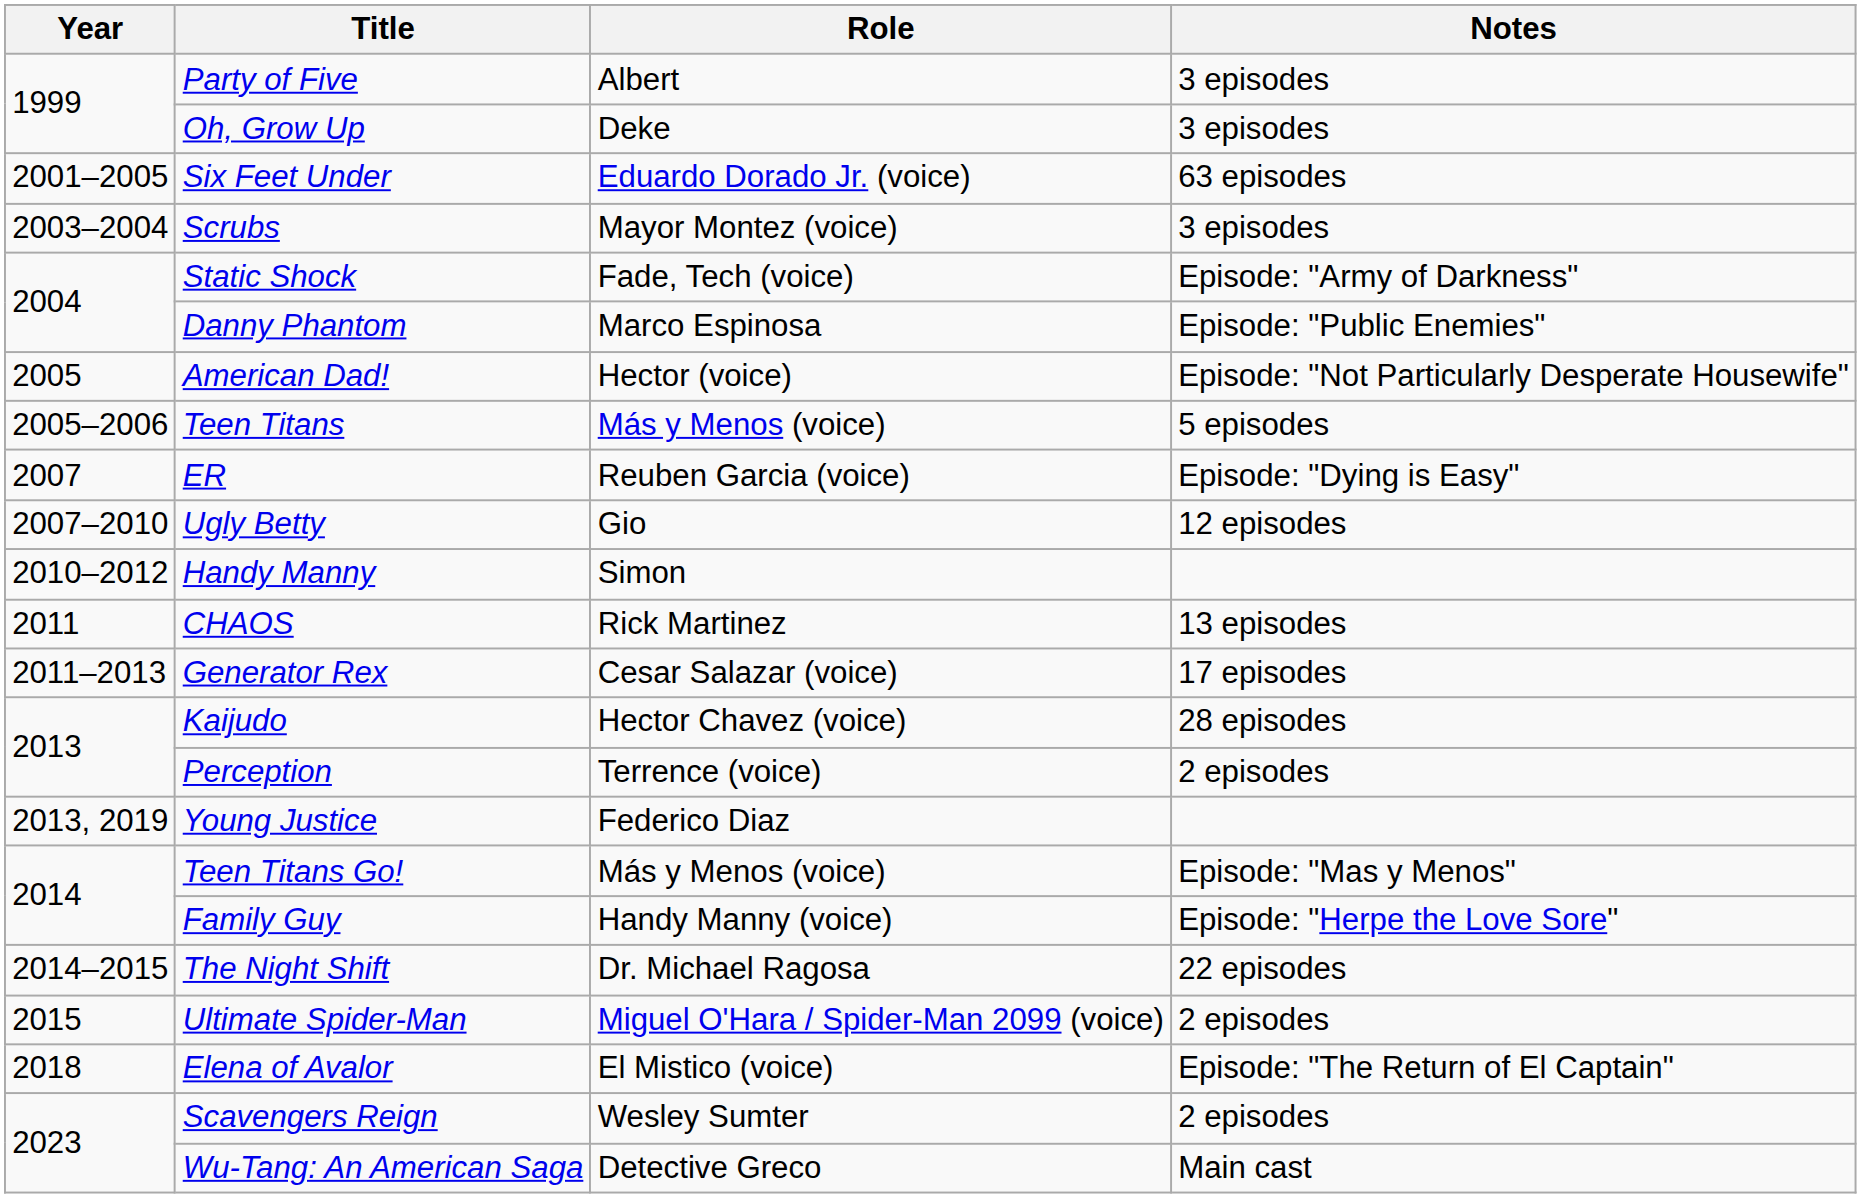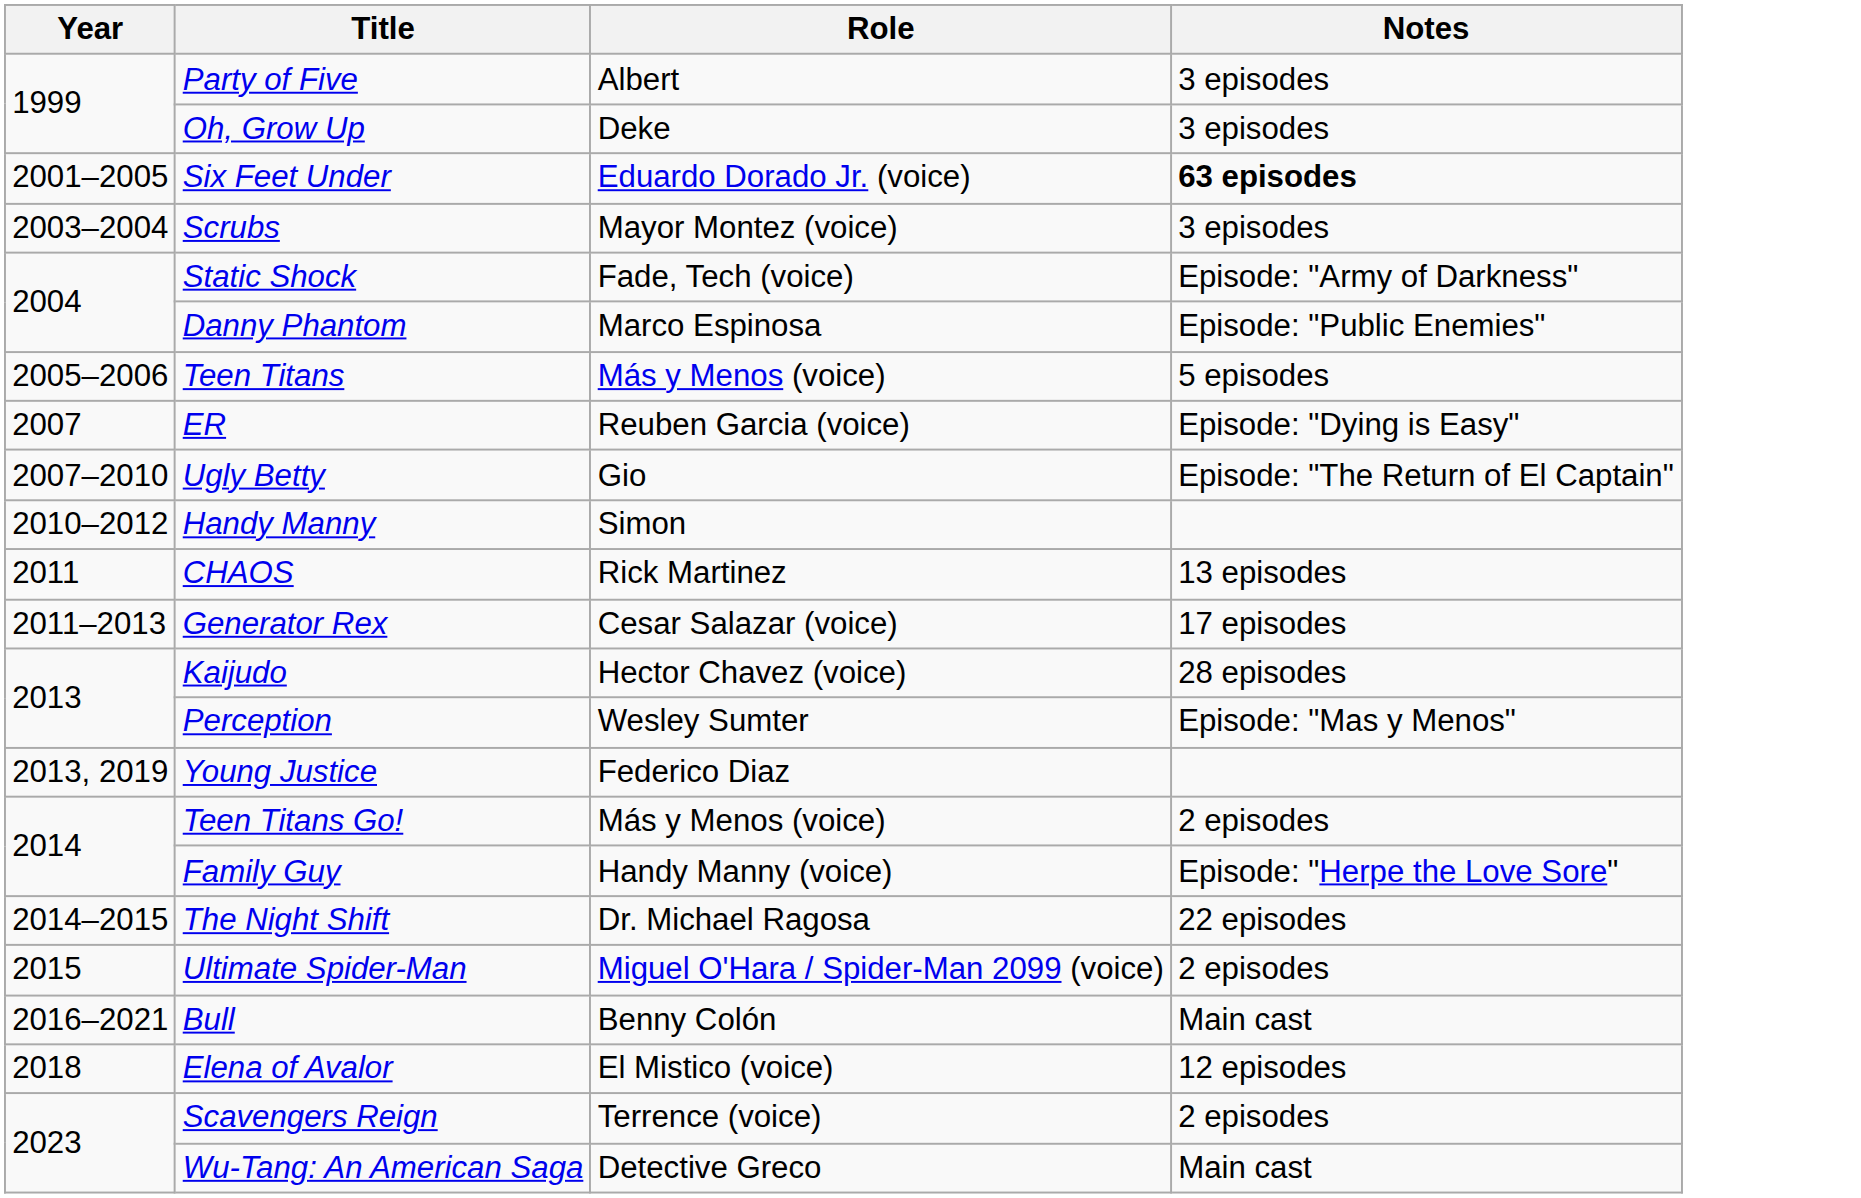(1262, 177) normal -> (1267, 177) bold
- row: (286, 375)
(1262, 524) 12 episodes -> (1426, 474) Episode: "The Return of El Captain"
(710, 771) Terrence (voice) -> (703, 721) Wesley Sumter
(1254, 771) 2 episodes -> (1347, 721) Episode: "Mas y Menos"
(1347, 870) Episode: "Mas y Menos" -> (1254, 820) 2 episodes
+ row: (209, 1018)
(1426, 1068) Episode: "The Return of El Captain" -> (1262, 1068) 12 episodes
(703, 1117) Wesley Sumter -> (710, 1117) Terrence (voice)
